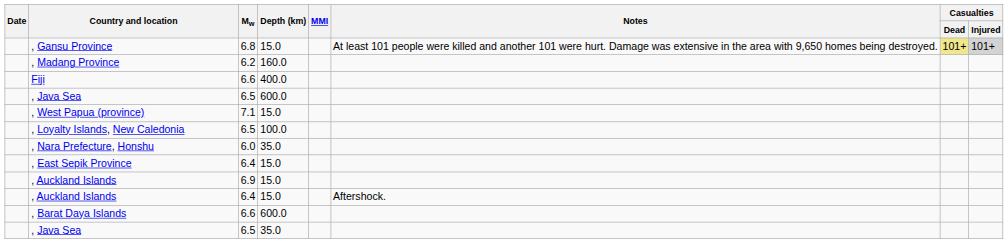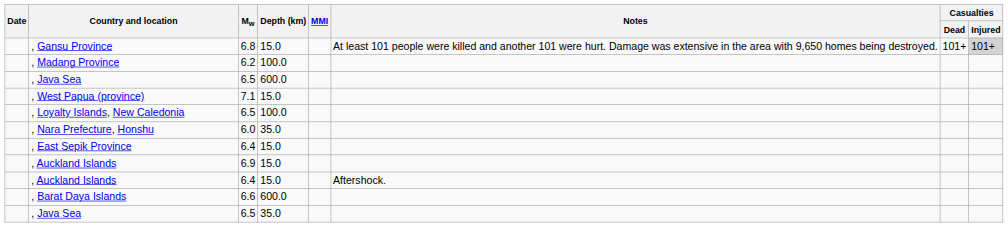(954, 46) khaki background -> (954, 46) no background
(273, 63) 160.0 -> (273, 63) 100.0
- row: (38, 79)
